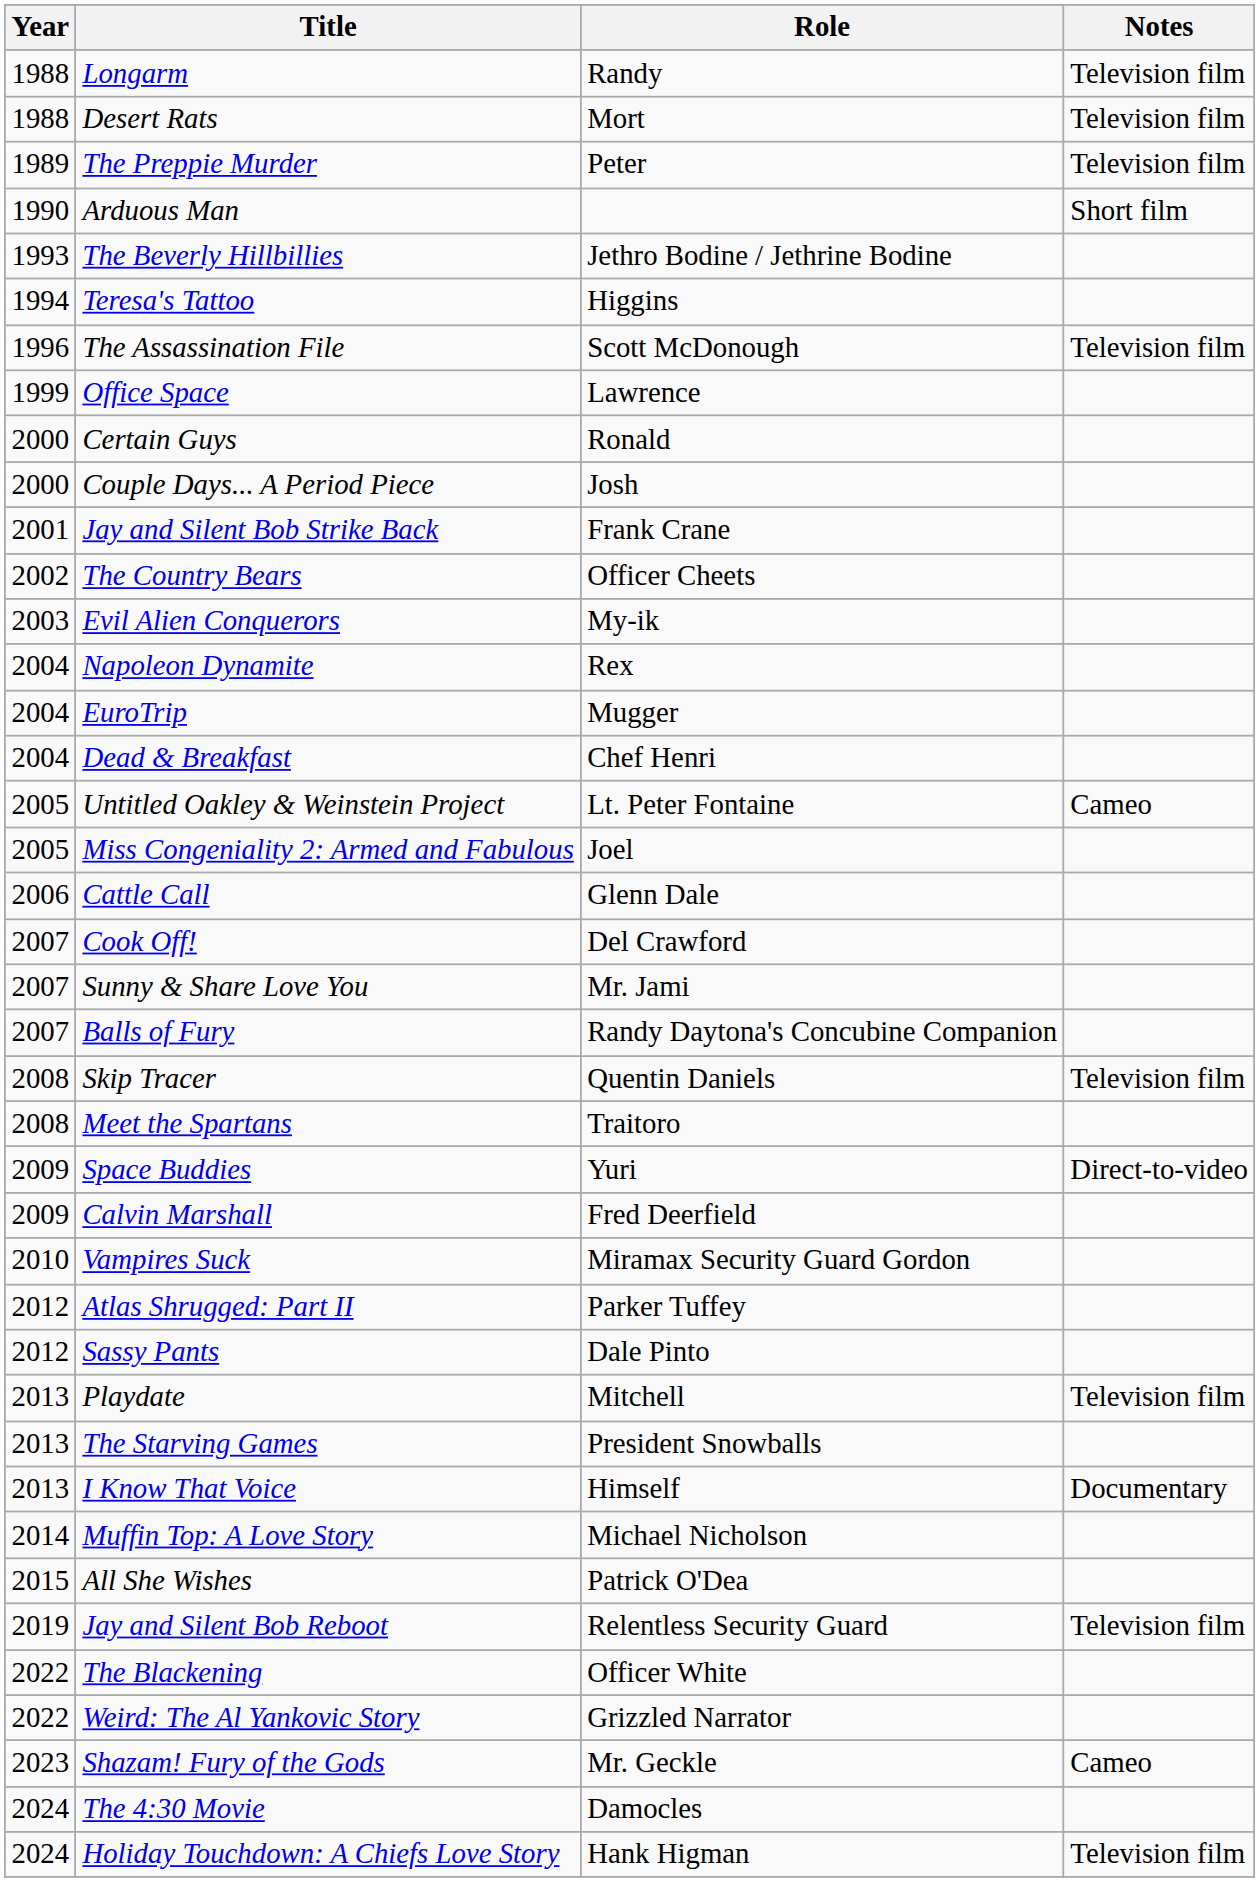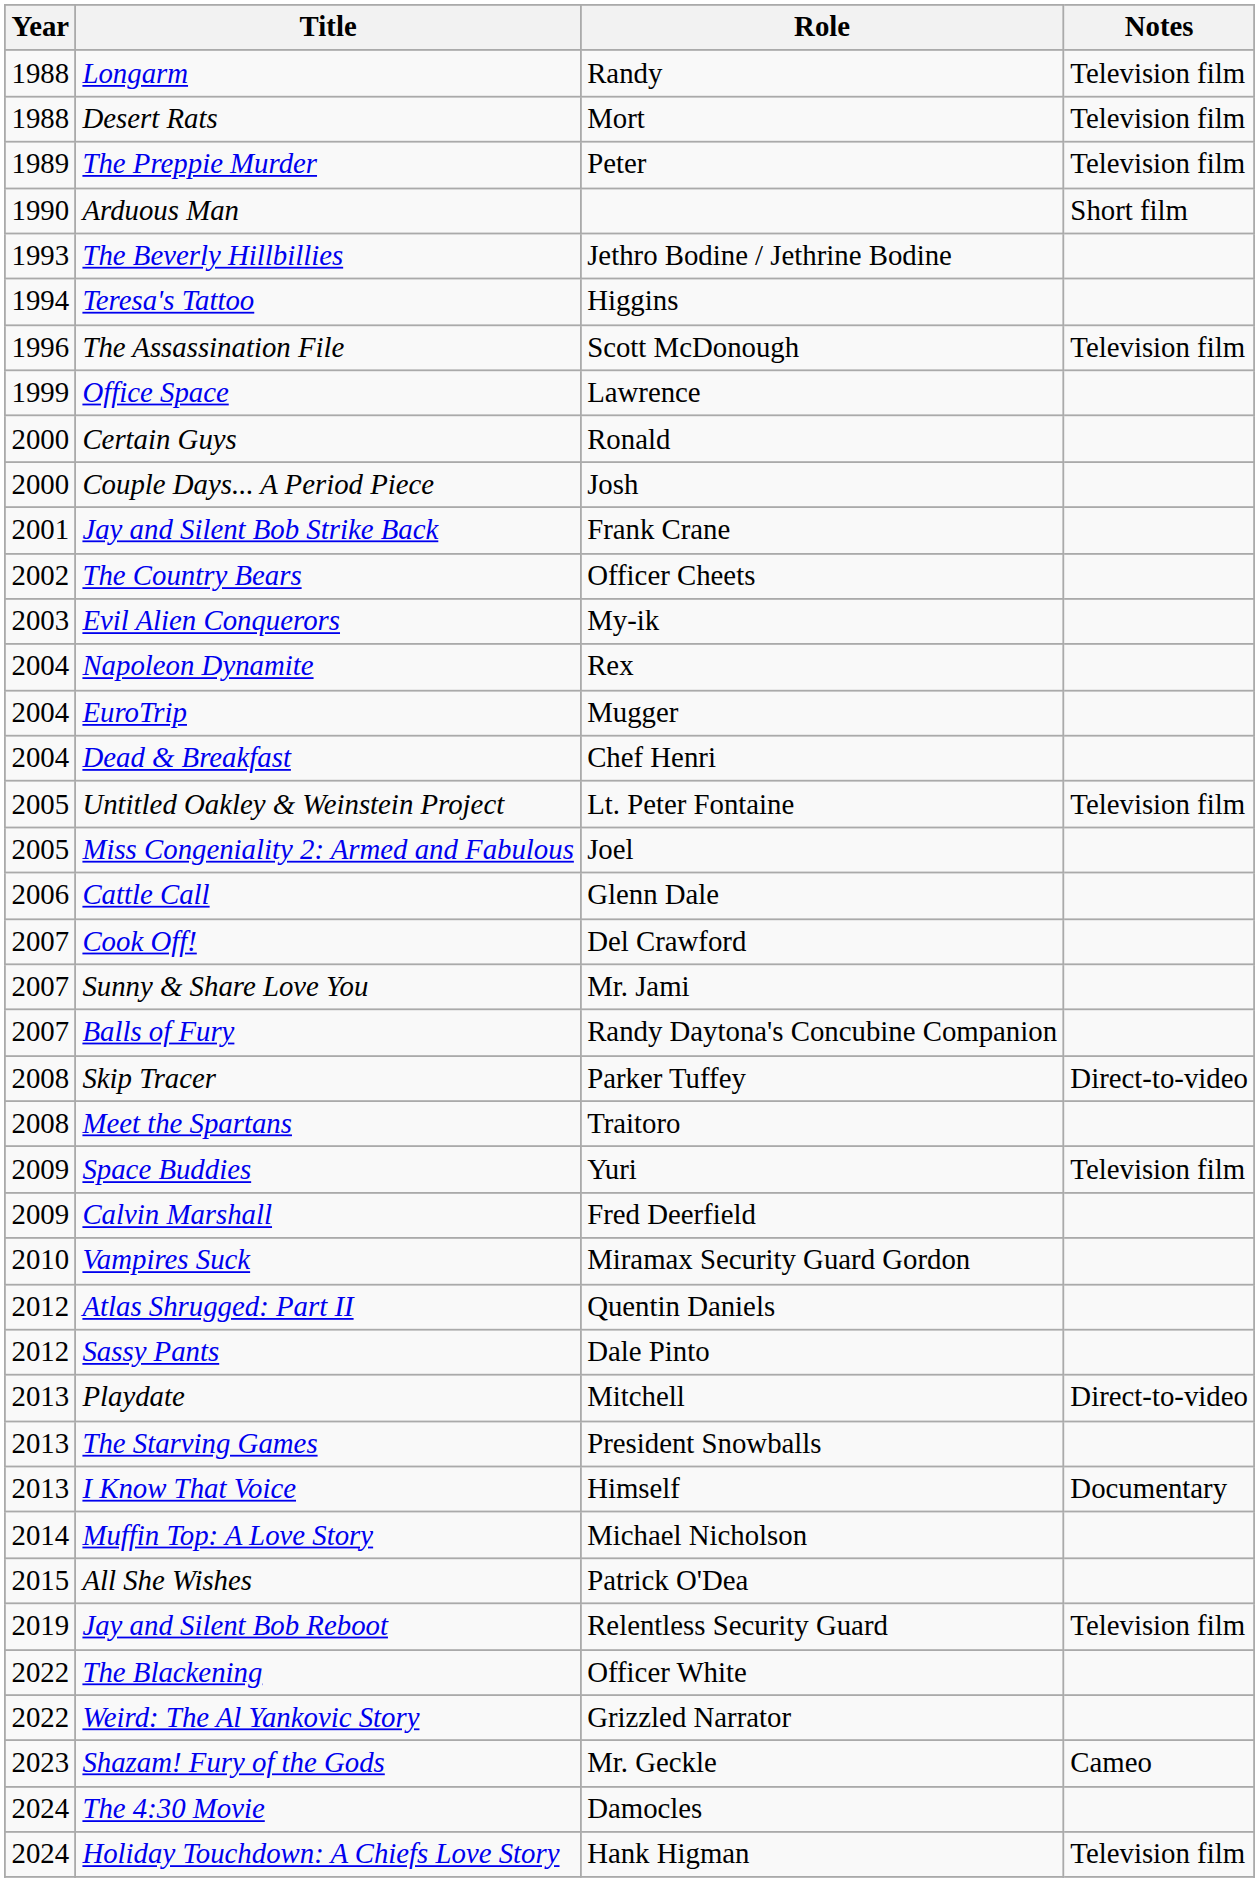(1111, 803) Cameo -> (1158, 803) Television film
(681, 1077) Quentin Daniels -> (666, 1077) Parker Tuffey
(1158, 1077) Television film -> (1159, 1077) Direct-to-video
(1159, 1169) Direct-to-video -> (1158, 1169) Television film
(666, 1306) Parker Tuffey -> (681, 1306) Quentin Daniels
(1158, 1397) Television film -> (1159, 1397) Direct-to-video
